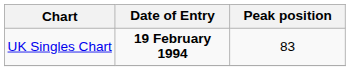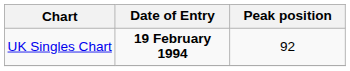(288, 46) 83 -> (288, 46) 92
